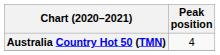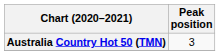(192, 42) 4 -> (192, 42) 3
